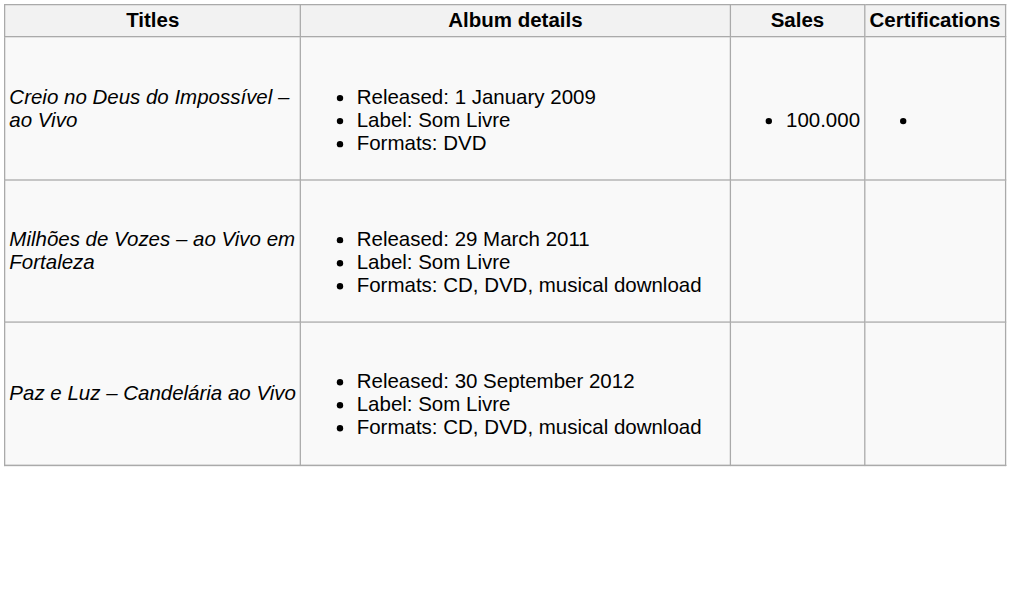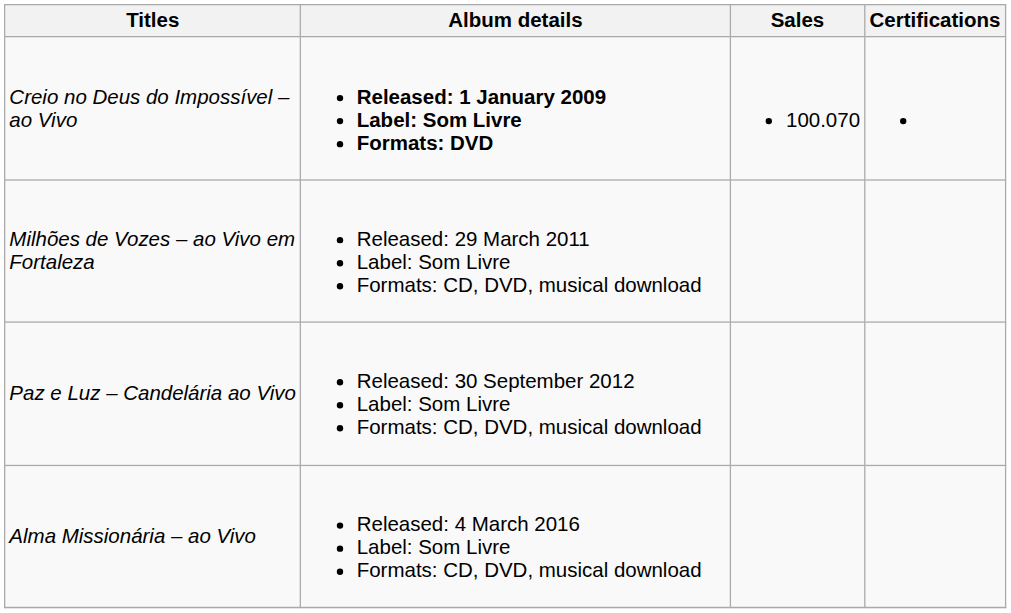(515, 120) normal -> (515, 120) bold
(797, 120) 100.000 -> (797, 120) 100.070
+ row: (133, 535)
